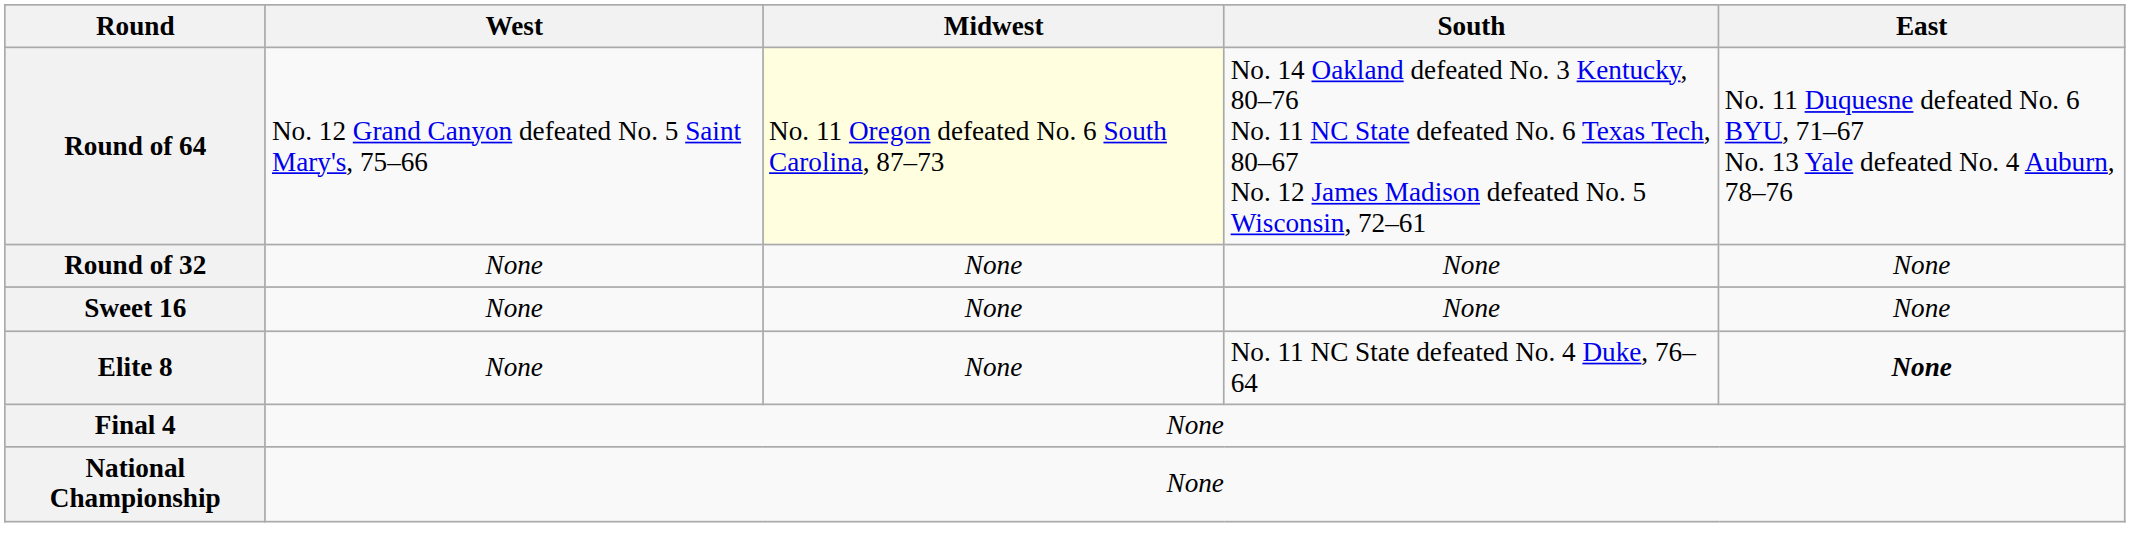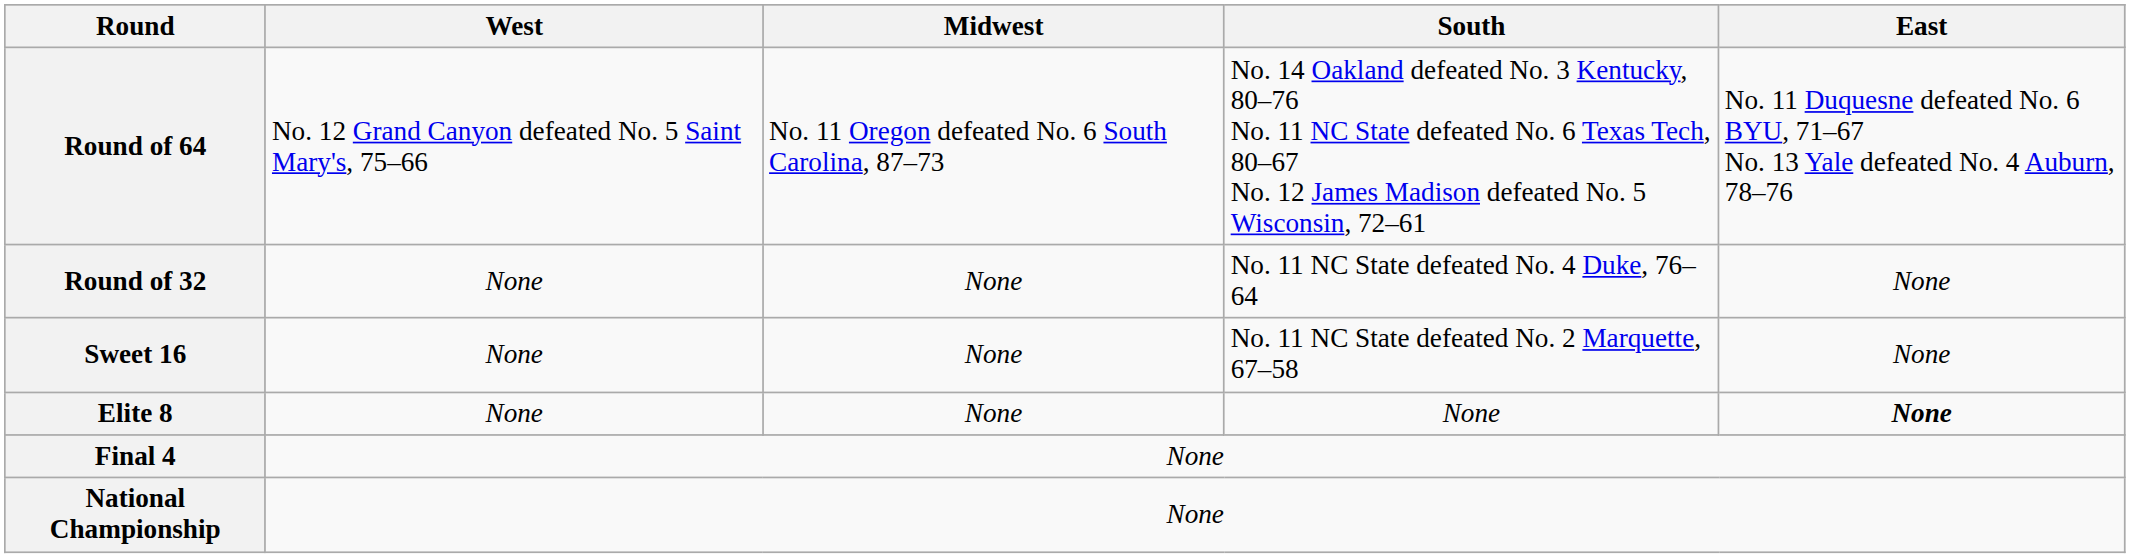(968, 145) lightyellow background -> (968, 145) no background
(1471, 265) None -> (1463, 280) No. 11 NC State defeated No. 4 Duke, 76–64
(1471, 308) None -> (1466, 354) No. 11 NC State defeated No. 2 Marquette, 67–58
(1463, 366) No. 11 NC State defeated No. 4 Duke, 76–64 -> (1471, 412) None
